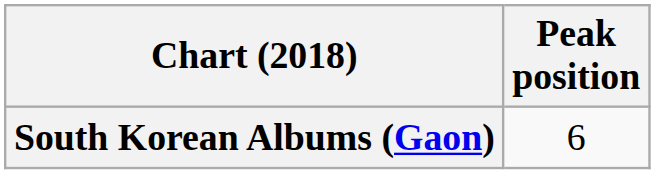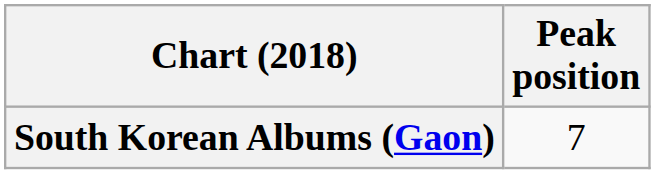(576, 136) 6 -> (576, 136) 7
